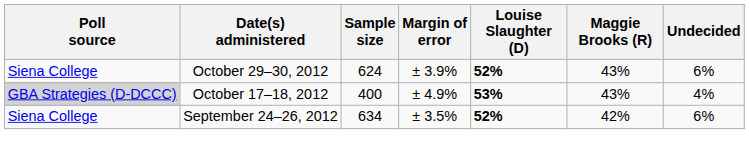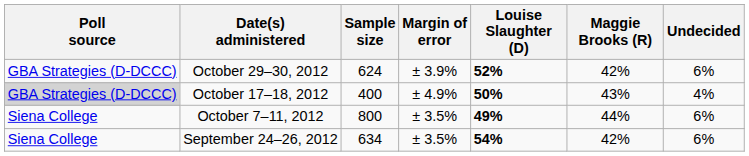(53, 71) Siena College -> (92, 71) GBA Strategies (D-DCCC)
(615, 71) 43% -> (615, 71) 42%
(488, 93) 53% -> (488, 93) 50%
+ row: (260, 116)
(488, 116) 52% -> (488, 139) 54%
